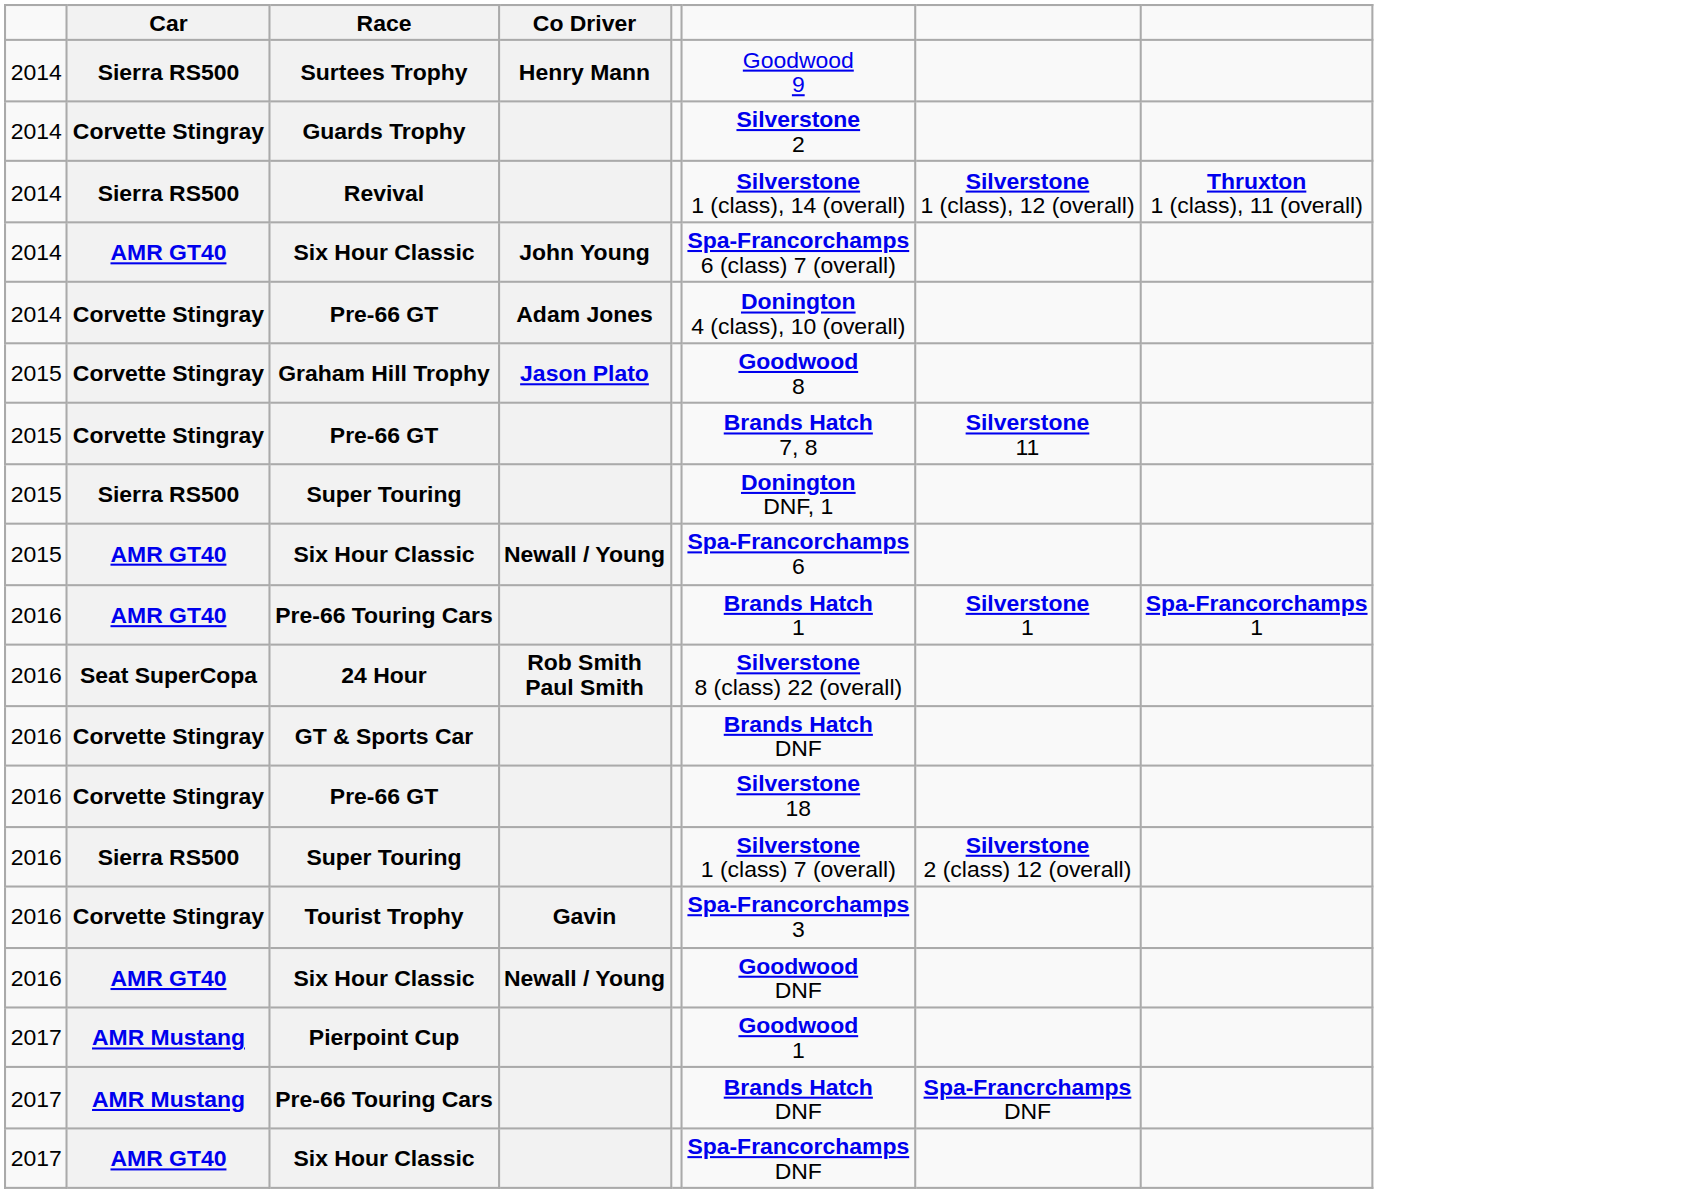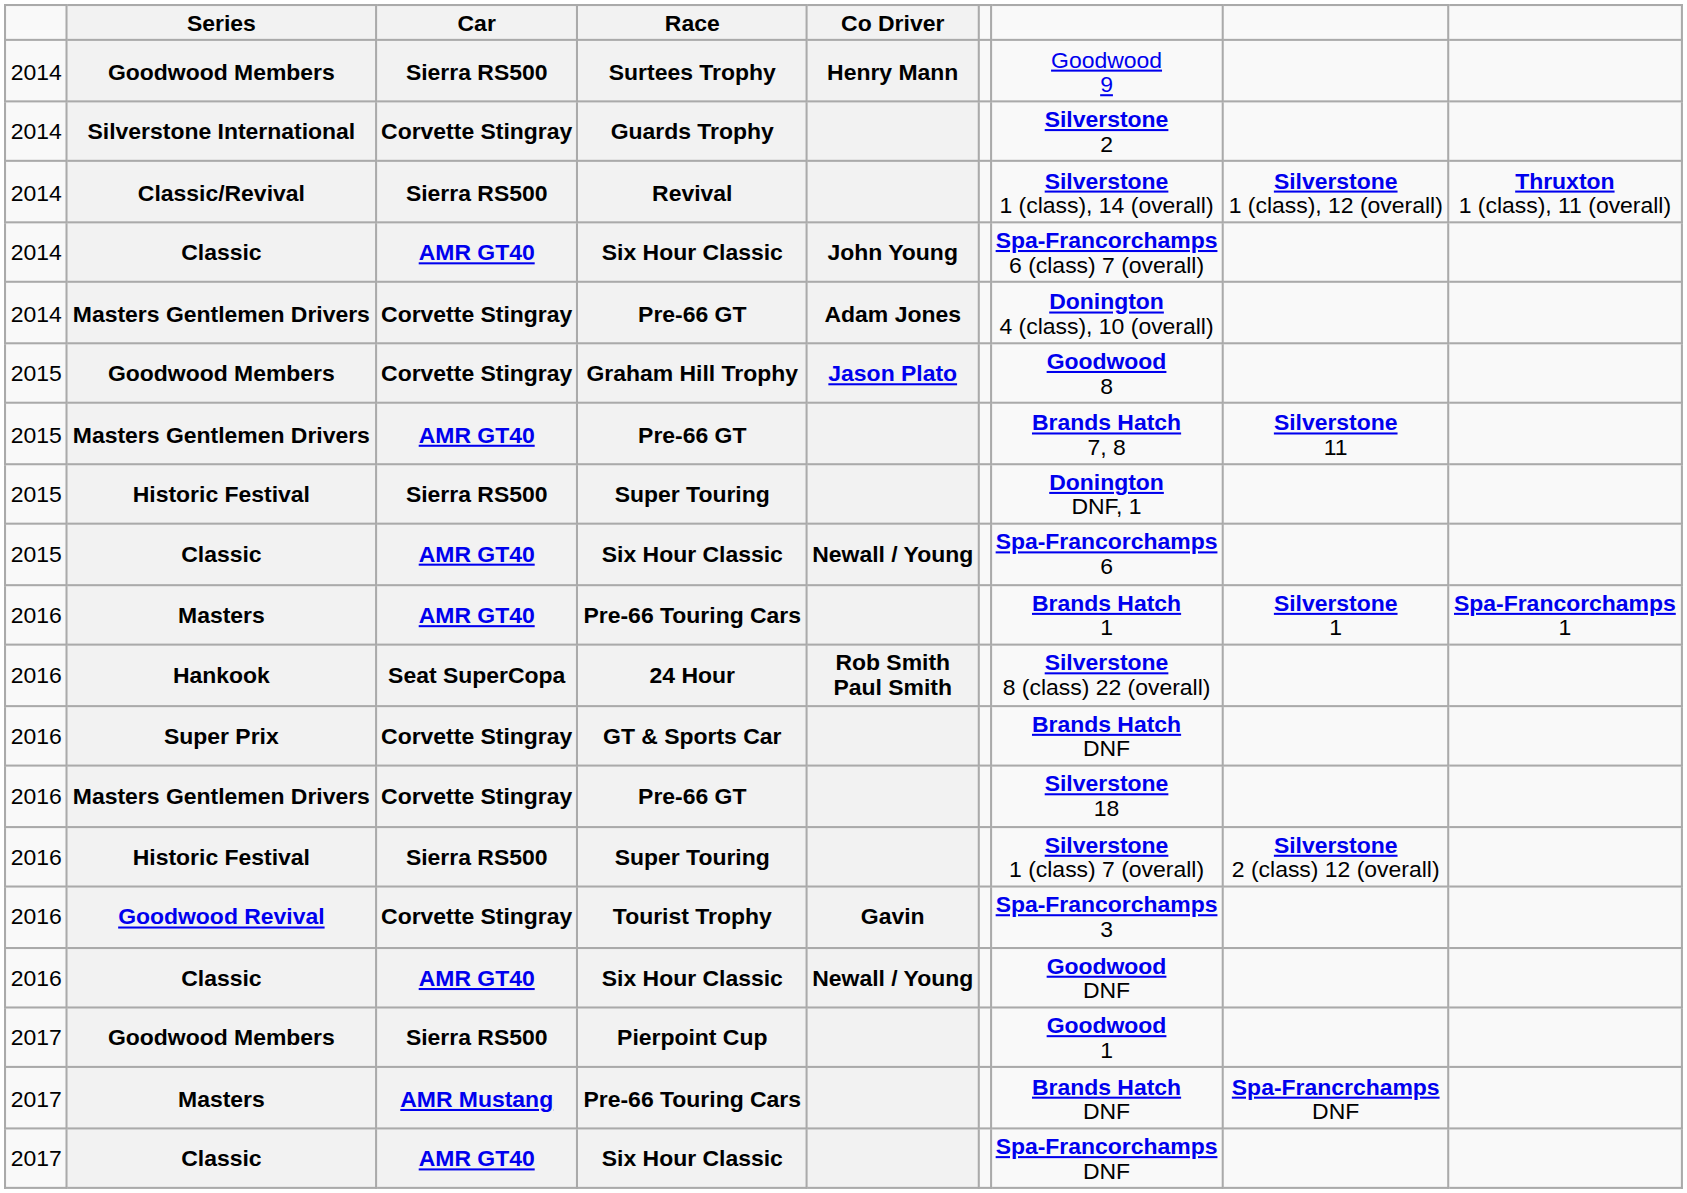+ column: (221, 23)
(168, 434) Corvette Stingray -> (477, 434) AMR GT40
(168, 1038) AMR Mustang -> (477, 1038) Sierra RS500
